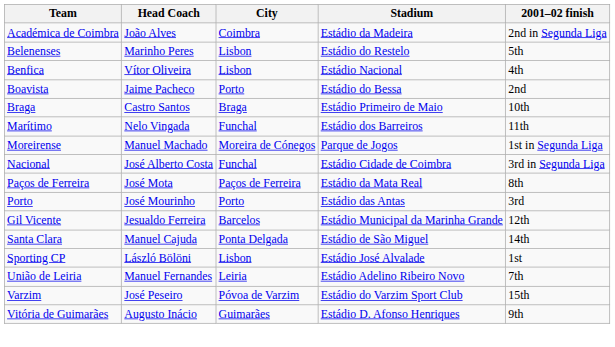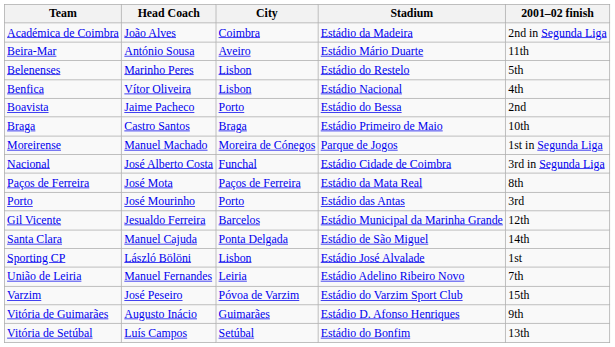+ row: (32, 51)
- row: (29, 126)
+ row: (50, 333)
